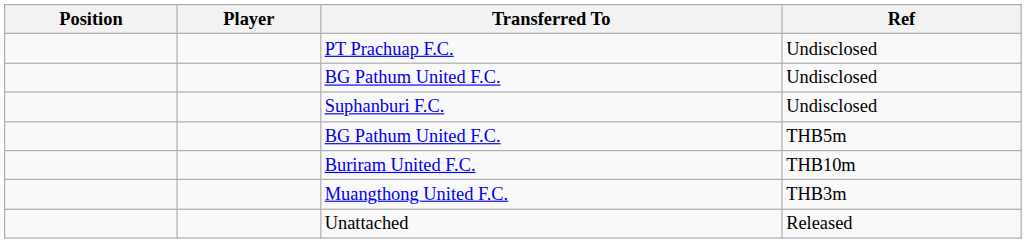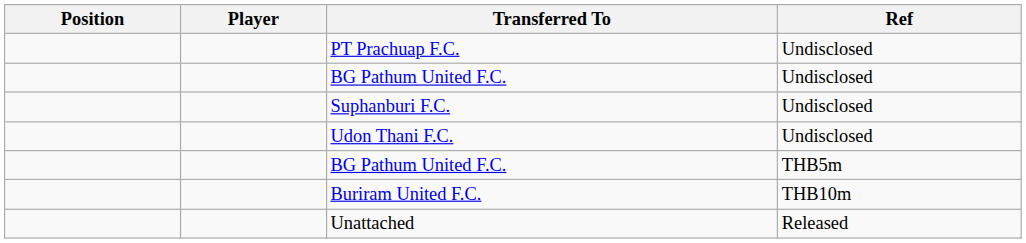+ row: (392, 135)
- row: (416, 194)
